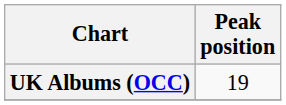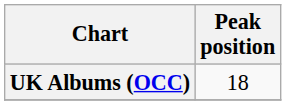(238, 81) 19 -> (238, 81) 18
